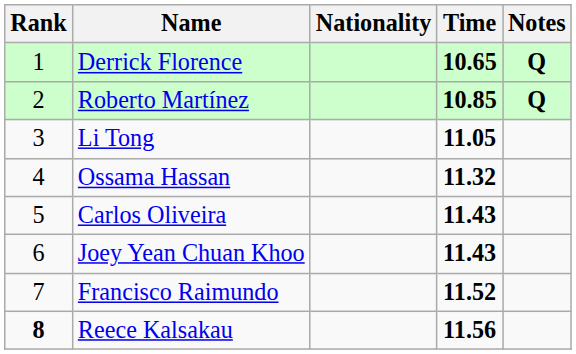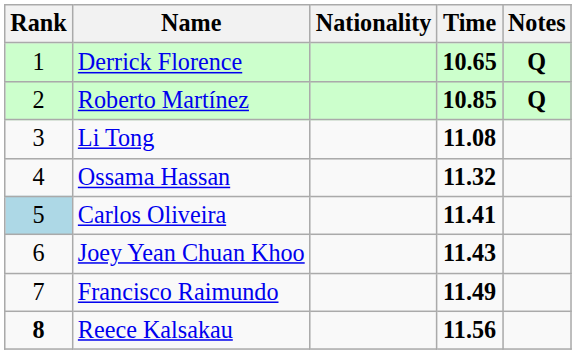(470, 138) 11.05 -> (470, 138) 11.08
(39, 215) no background -> (39, 215) lightblue background
(470, 215) 11.43 -> (470, 215) 11.41
(470, 291) 11.52 -> (470, 291) 11.49
